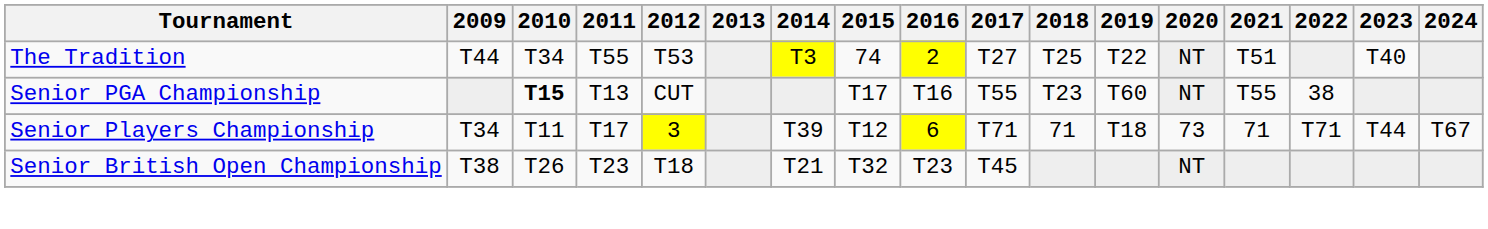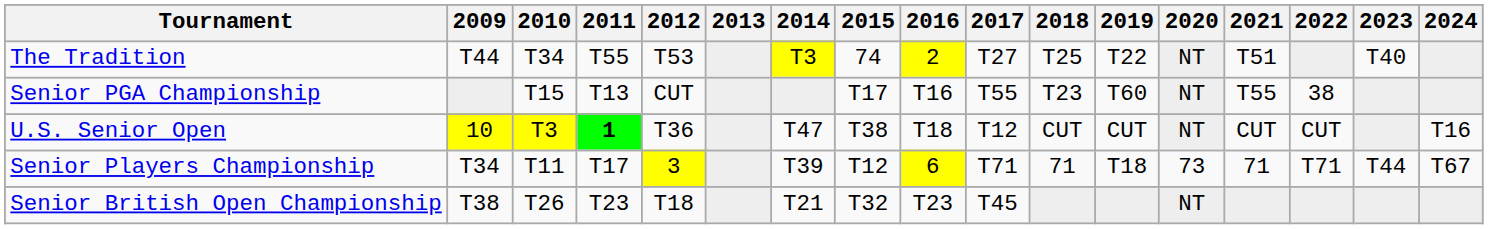(544, 96) bold -> (544, 96) normal
+ row: (118, 132)
